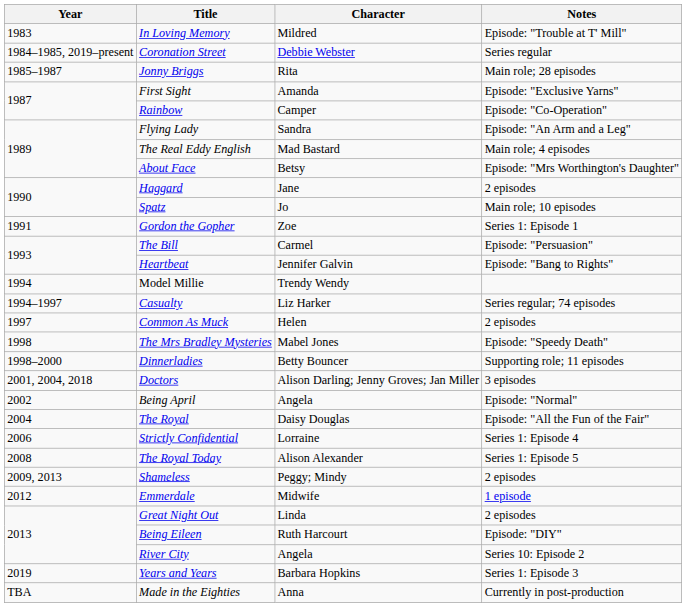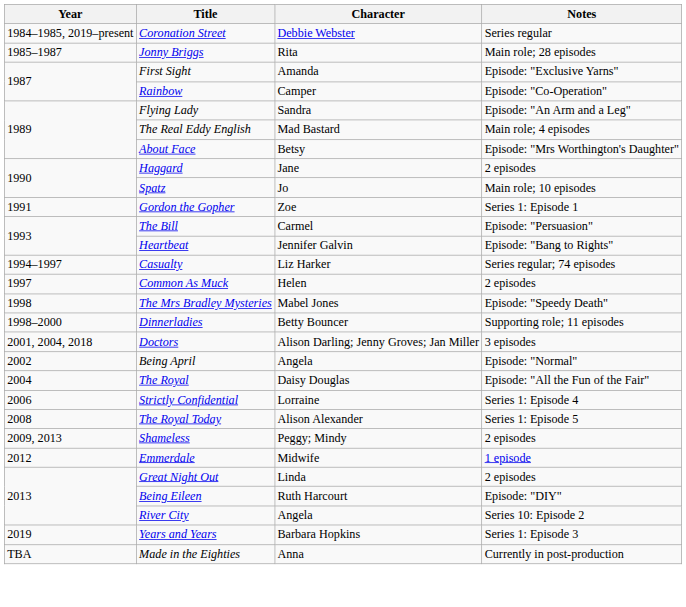- row: (184, 33)
- row: (171, 284)
